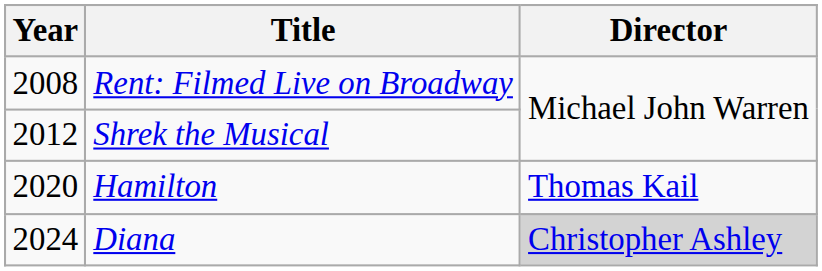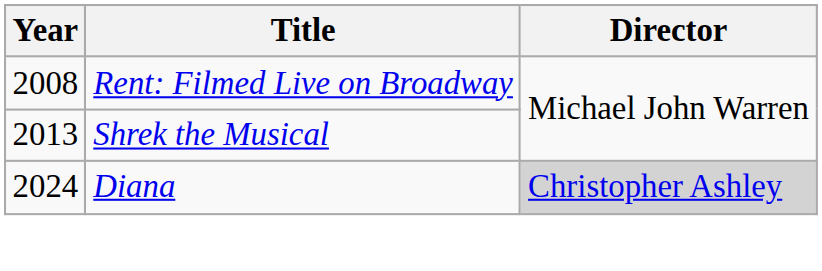(45, 134) 2012 -> (45, 134) 2013
- row: (155, 186)
